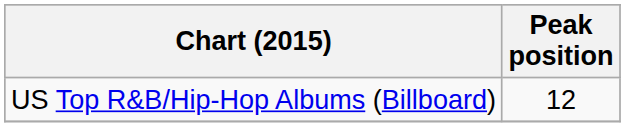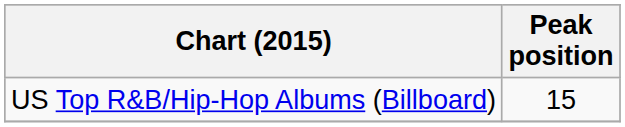(561, 99) 12 -> (561, 99) 15
